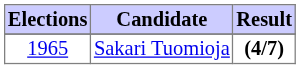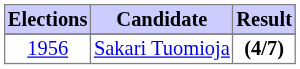(48, 48) 1965 -> (48, 48) 1956
